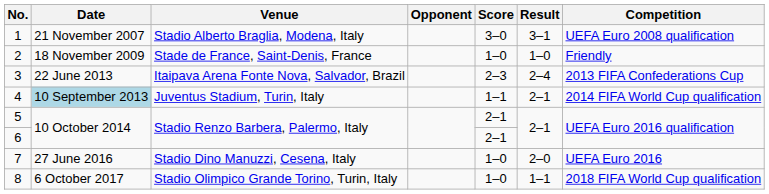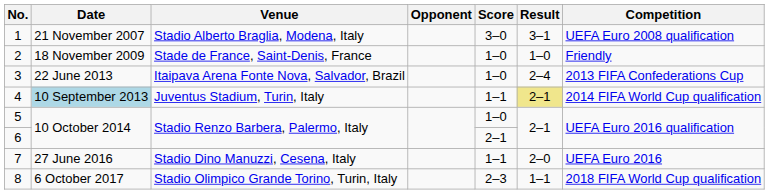(496, 76) 2–3 -> (496, 76) 1–0
(540, 96) no background -> (540, 96) khaki background
(496, 117) 2–1 -> (496, 117) 1–0
(496, 158) 1–0 -> (496, 158) 1–1
(496, 179) 1–0 -> (496, 179) 2–3
